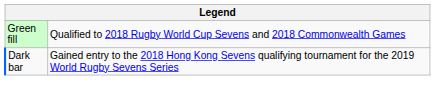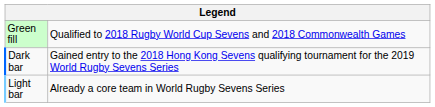+ row: (19, 88)
